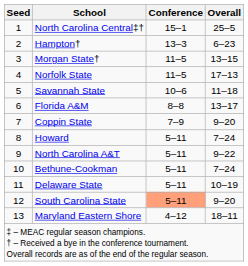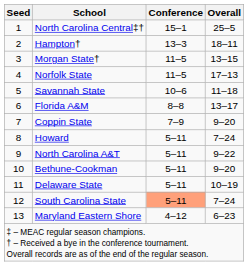(224, 44) 6–23 -> (224, 44) 18–11
(224, 169) 7–24 -> (224, 169) 9–20
(224, 200) 9–20 -> (224, 200) 7–24
(224, 216) 18–11 -> (224, 216) 6–23
